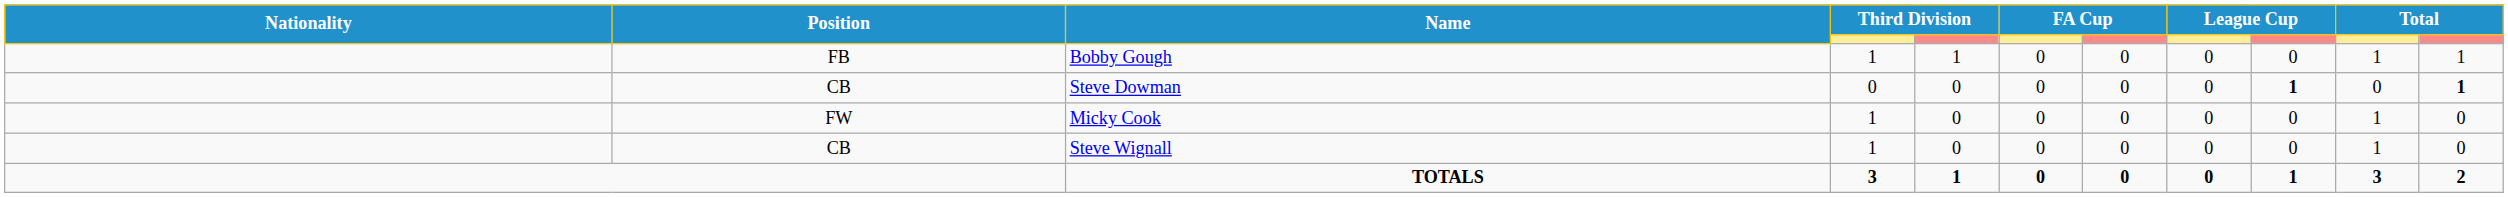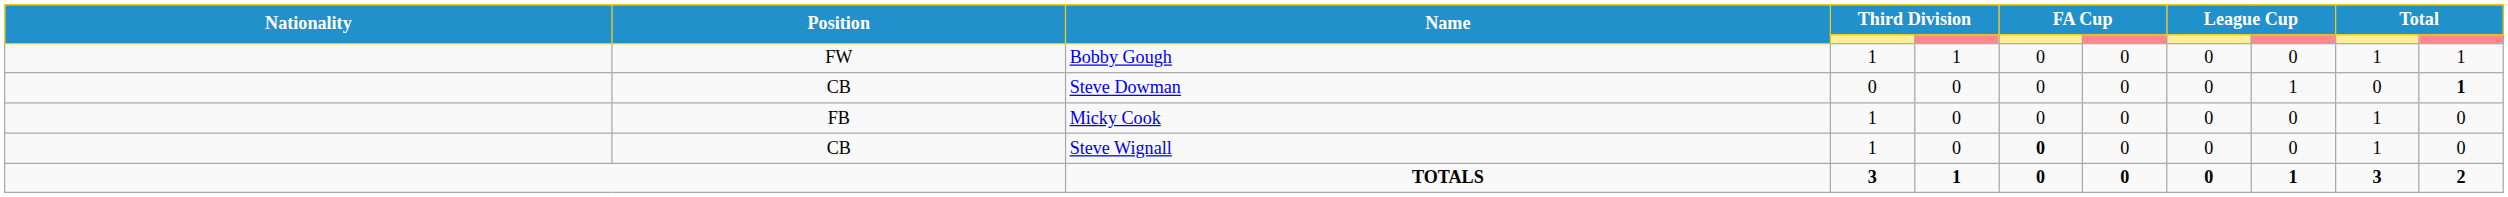(839, 58) FB -> (839, 58) FW
(2293, 88) bold -> (2293, 88) normal
(839, 118) FW -> (839, 118) FB
(2041, 148) normal -> (2041, 148) bold
